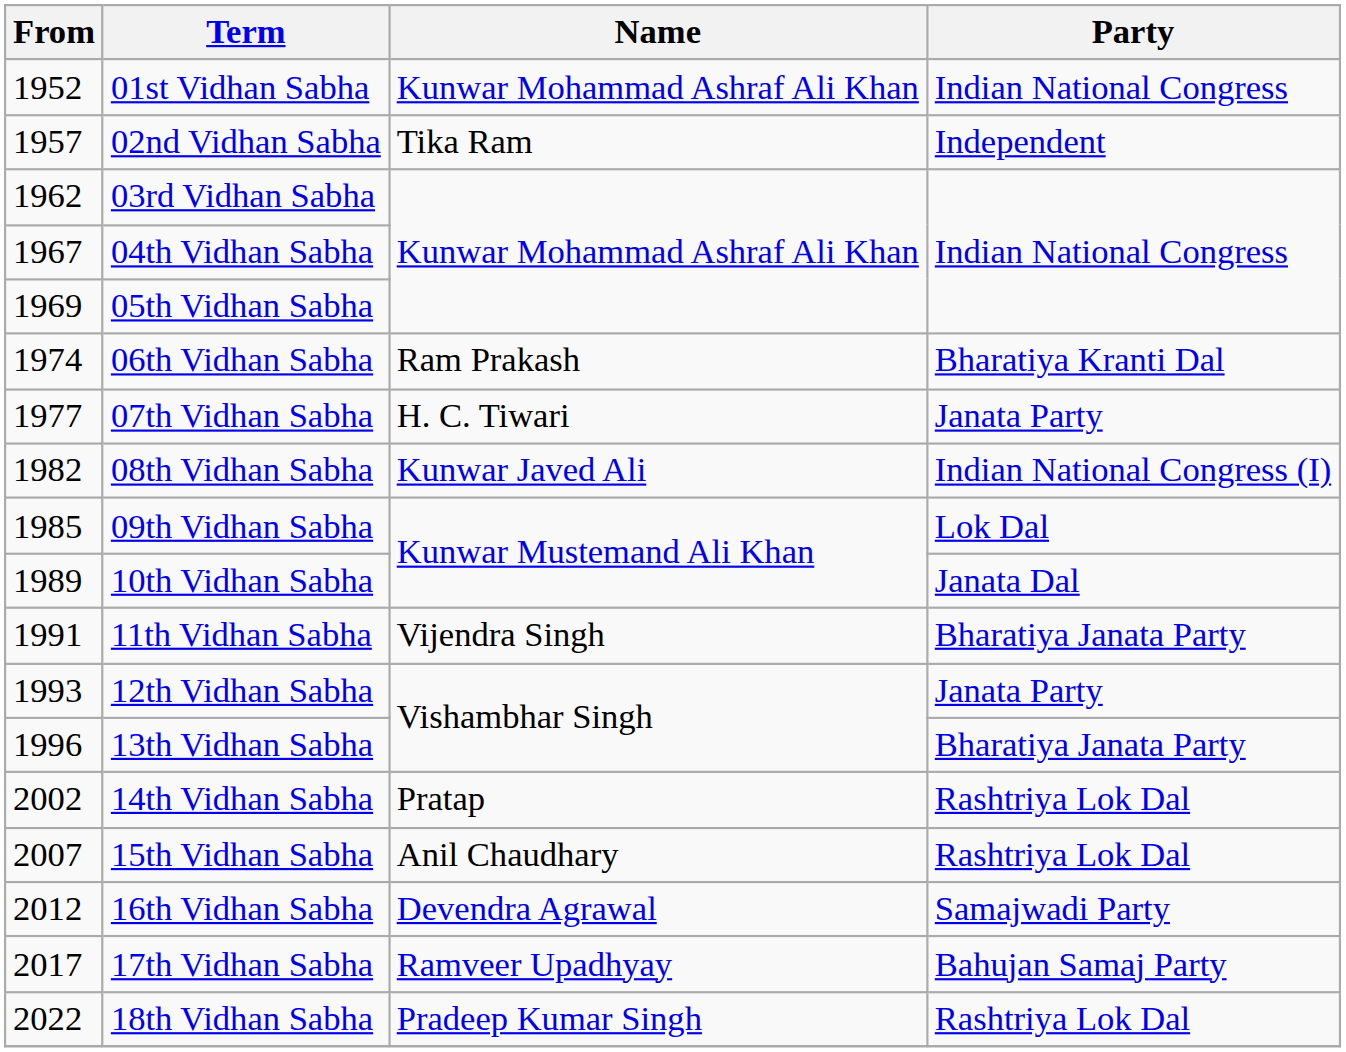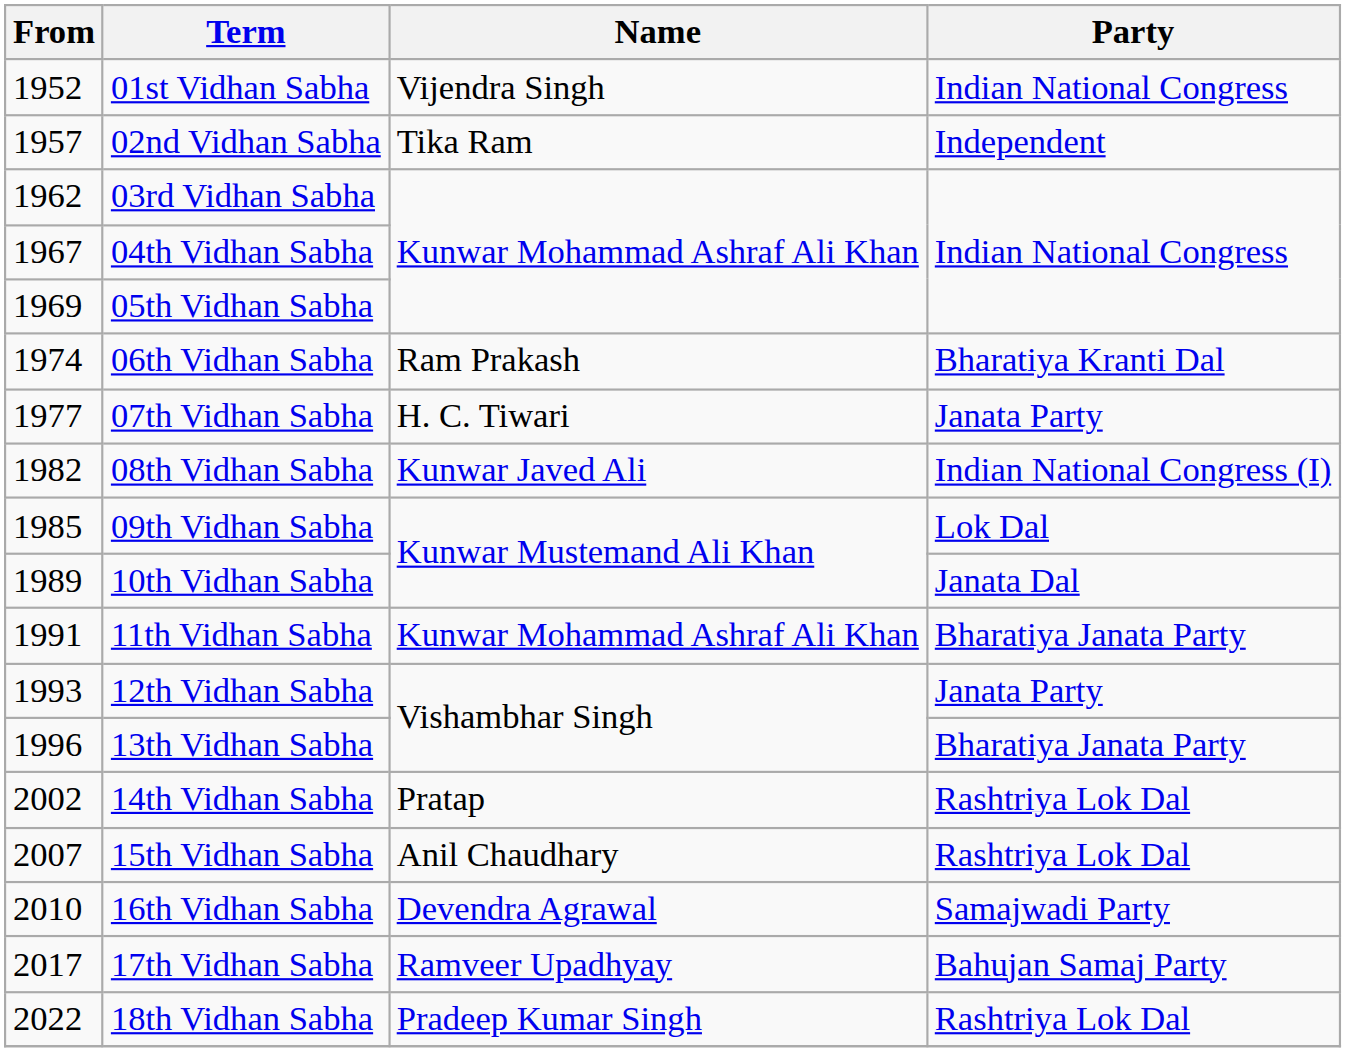(658, 86) Kunwar Mohammad Ashraf Ali Khan -> (501, 86) Vijendra Singh
(501, 634) Vijendra Singh -> (658, 634) Kunwar Mohammad Ashraf Ali Khan
(48, 908) 2012 -> (48, 908) 2010
